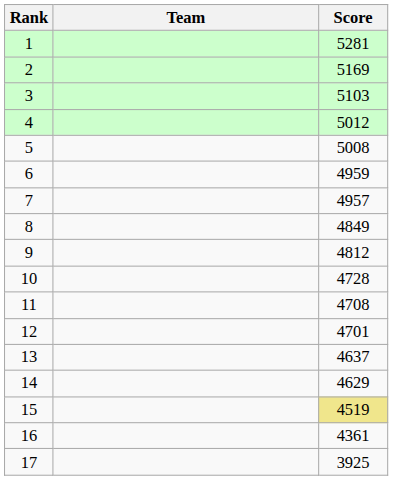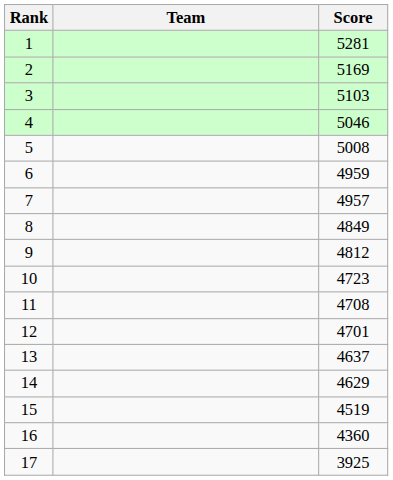(353, 122) 5012 -> (353, 122) 5046
(353, 278) 4728 -> (353, 278) 4723
(353, 409) khaki background -> (353, 409) no background
(353, 435) 4361 -> (353, 435) 4360
